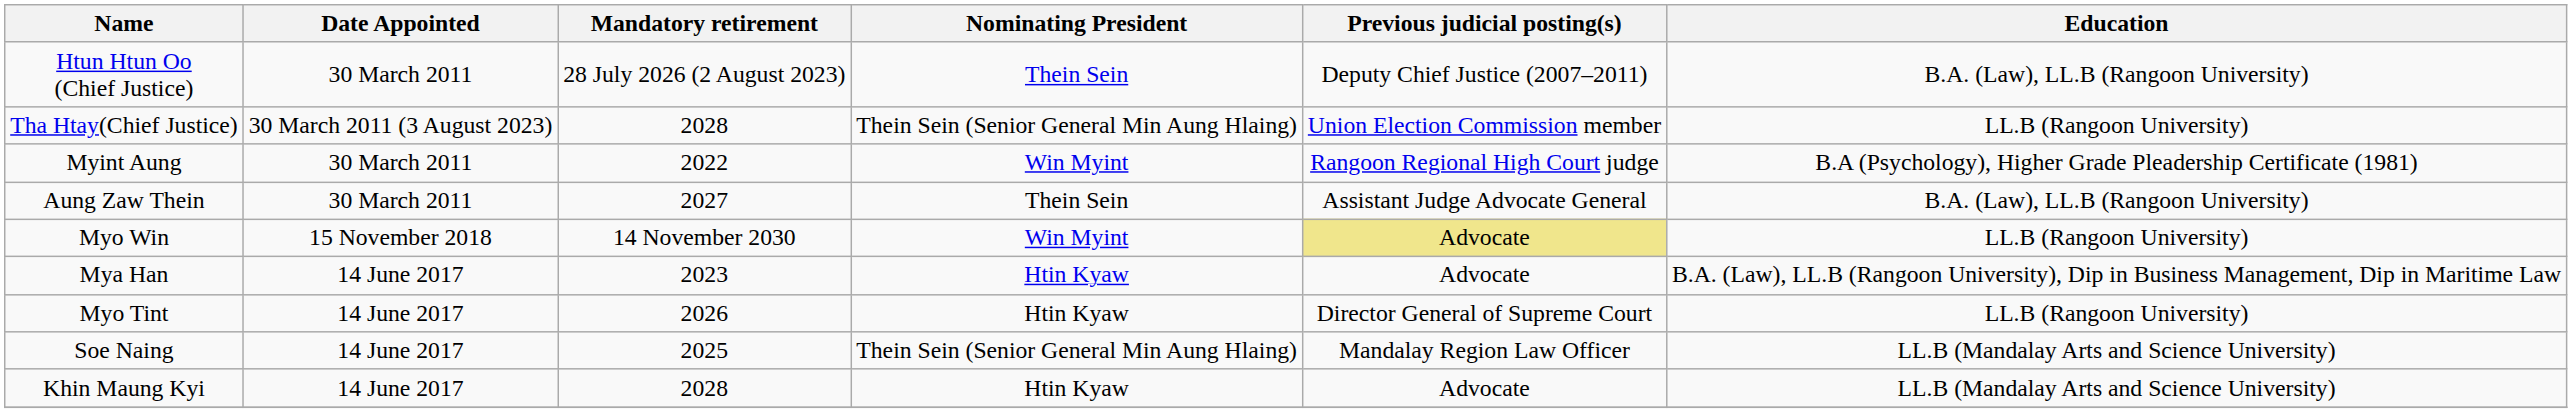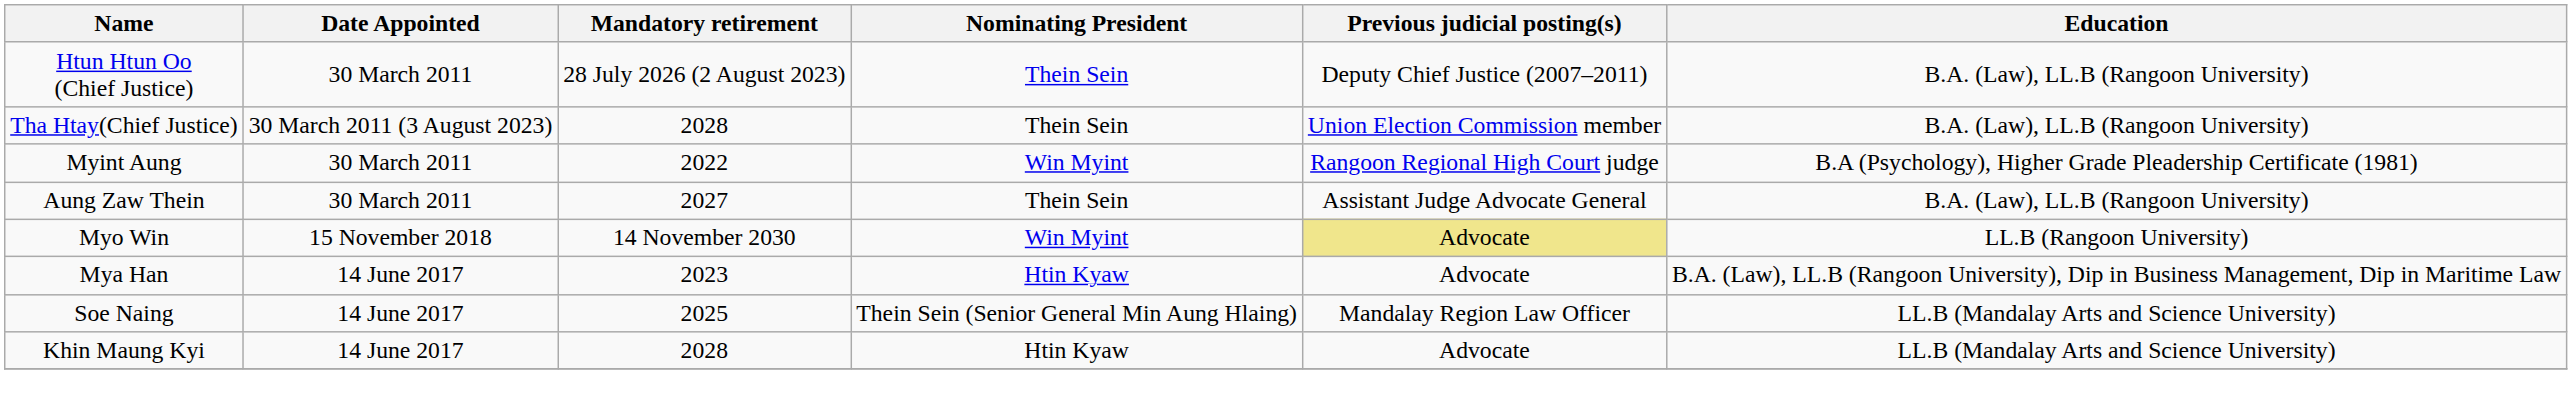(1077, 125) Thein Sein (Senior General Min Aung Hlaing) -> (1077, 125) Thein Sein
(2117, 125) LL.B (Rangoon University) -> (2117, 125) B.A. (Law), LL.B (Rangoon University)
- row: (124, 312)
